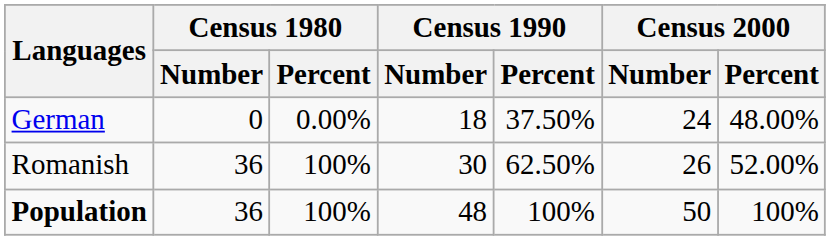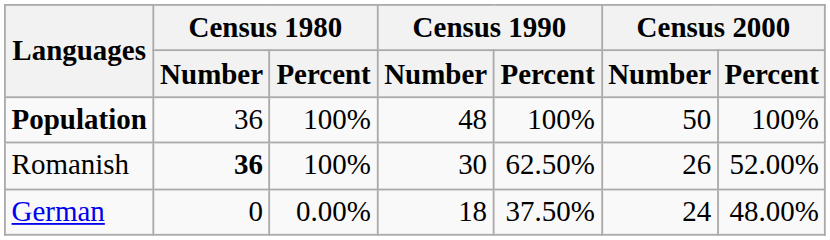rows swapped: (58, 119) <-> (79, 211)
(249, 165) normal -> (249, 165) bold
